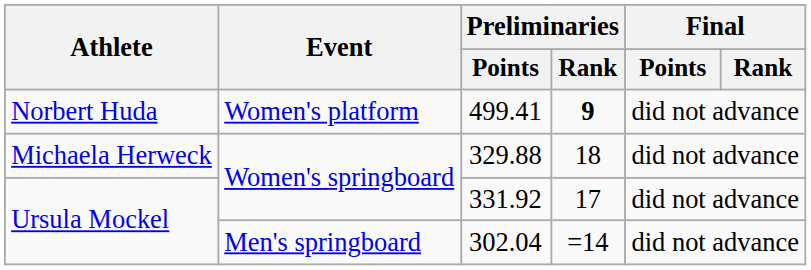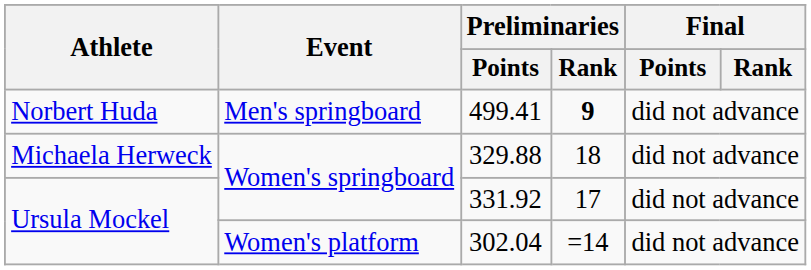(322, 111) Women's platform -> (323, 111) Men's springboard
(323, 242) Men's springboard -> (322, 242) Women's platform
